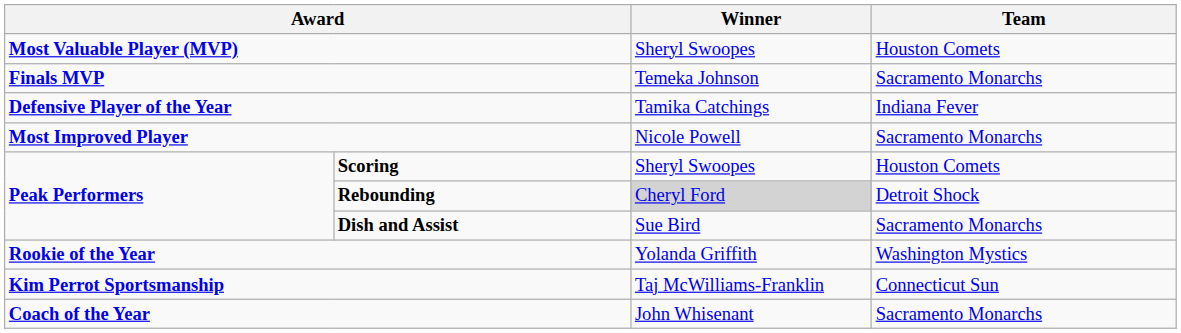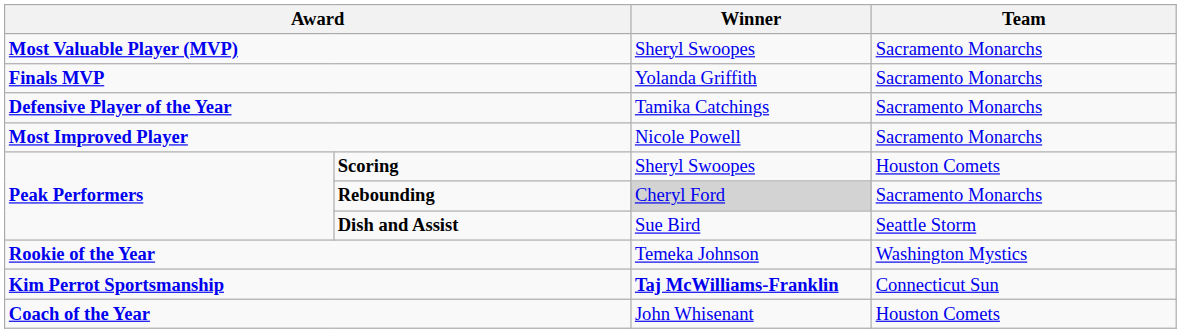(938, 48) Houston Comets -> (959, 48) Sacramento Monarchs
(697, 78) Temeka Johnson -> (696, 78) Yolanda Griffith
(927, 107) Indiana Fever -> (959, 107) Sacramento Monarchs
(927, 195) Detroit Shock -> (959, 195) Sacramento Monarchs
(959, 225) Sacramento Monarchs -> (926, 225) Seattle Storm
(696, 254) Yolanda Griffith -> (697, 254) Temeka Johnson
(729, 284) normal -> (737, 284) bold
(959, 313) Sacramento Monarchs -> (938, 313) Houston Comets
